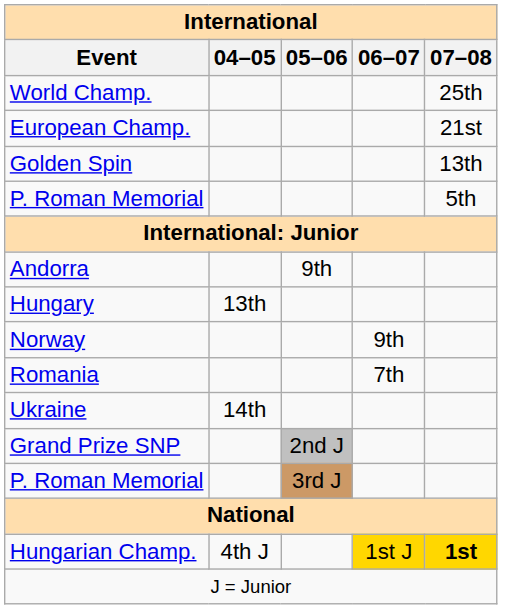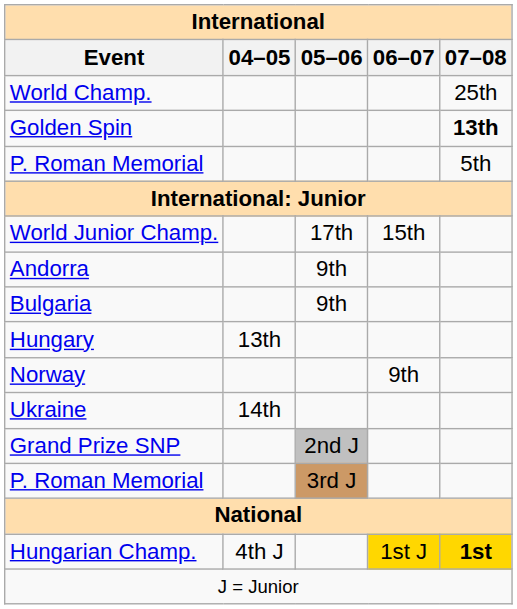- row: (100, 127)
(461, 163) normal -> (476, 127) bold
+ row: (114, 233)
+ row: (51, 304)
- row: (54, 374)
